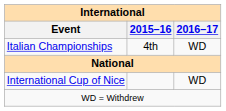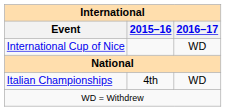rows swapped: (66, 81) <-> (60, 47)
